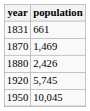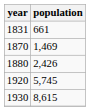+ row: (18, 98)
- row: (18, 98)
